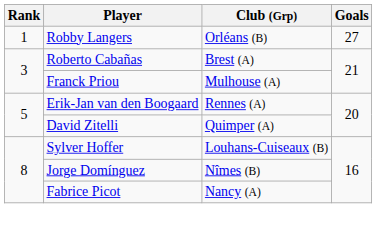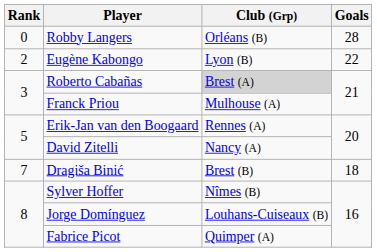(24, 37) 1 -> (24, 37) 0
(352, 37) 27 -> (352, 37) 28
+ row: (95, 59)
(229, 59) no background -> (229, 81) lightgrey background
(239, 125) Quimper (A) -> (233, 147) Nancy (A)
+ row: (85, 170)
(267, 147) Louhans-Cuiseaux (B) -> (233, 192) Nîmes (B)
(233, 170) Nîmes (B) -> (267, 214) Louhans-Cuiseaux (B)
(233, 192) Nancy (A) -> (239, 236) Quimper (A)
